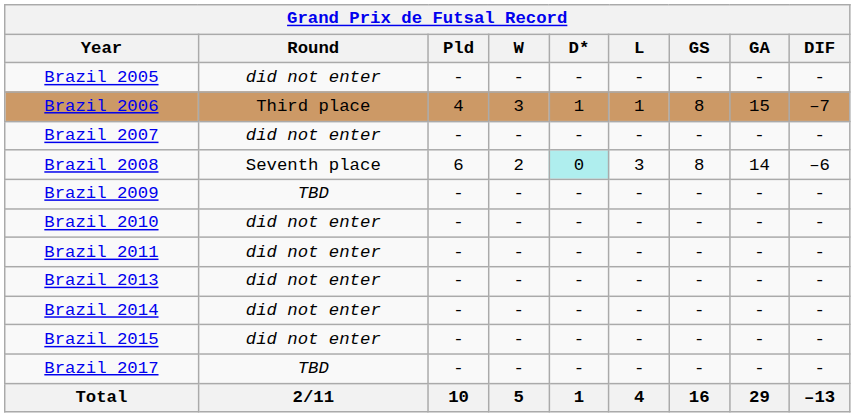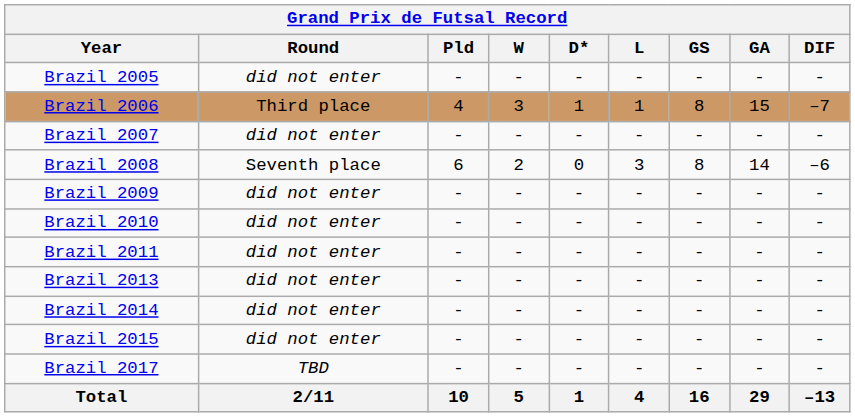(579, 164) paleturquoise background -> (579, 164) no background
(313, 194) TBD -> (313, 194) did not enter
